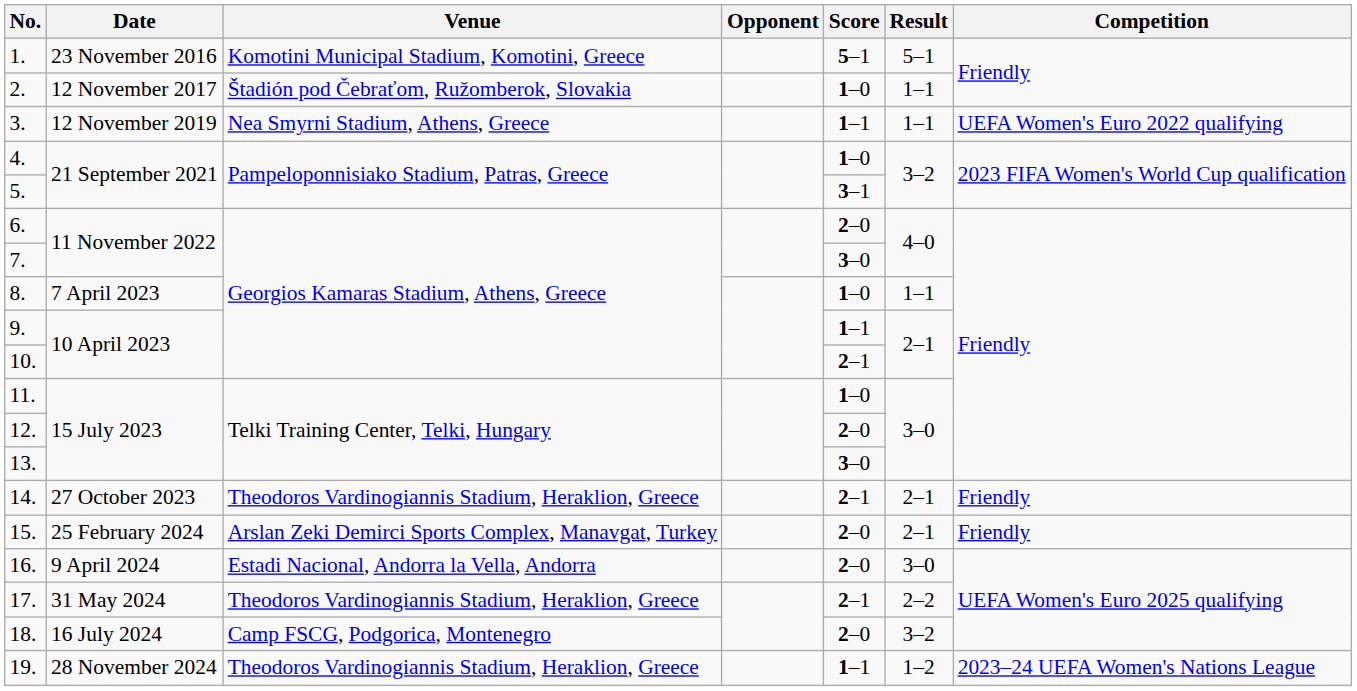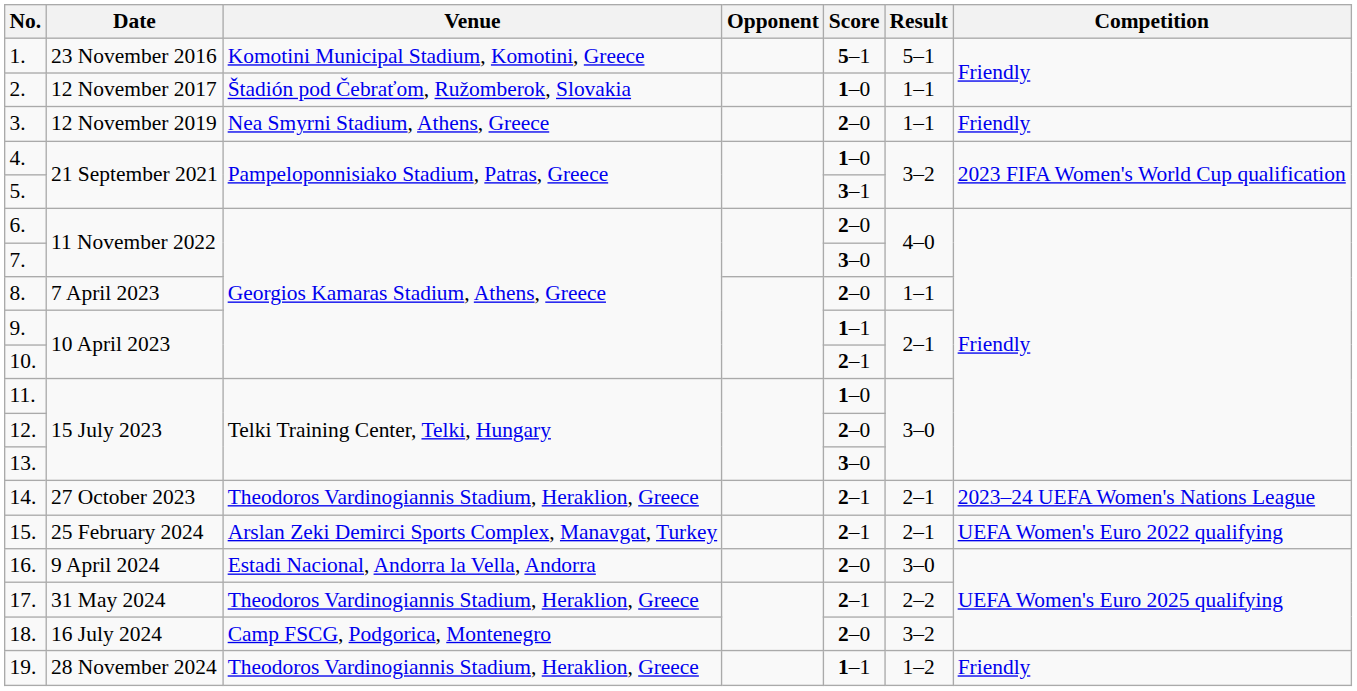(854, 123) 1–1 -> (854, 123) 2–0
(1120, 123) UEFA Women's Euro 2022 qualifying -> (994, 123) Friendly
(854, 293) 1–0 -> (854, 293) 2–0
(994, 497) Friendly -> (1136, 497) 2023–24 UEFA Women's Nations League
(854, 531) 2–0 -> (854, 531) 2–1
(994, 531) Friendly -> (1120, 531) UEFA Women's Euro 2022 qualifying
(1136, 667) 2023–24 UEFA Women's Nations League -> (994, 667) Friendly
